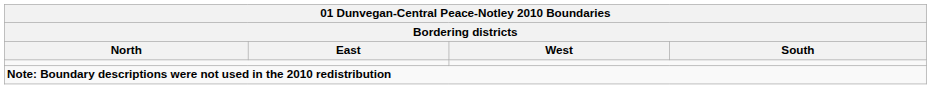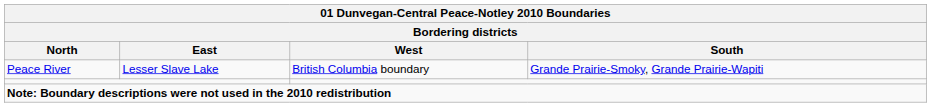+ row: (39, 69)
